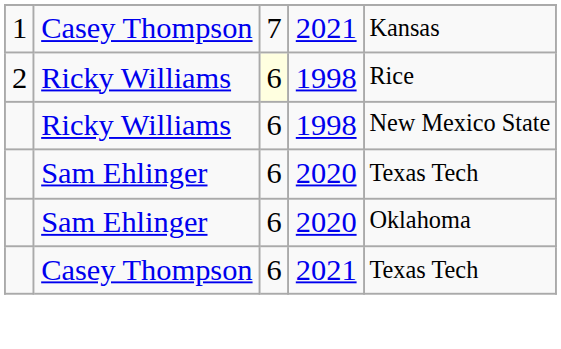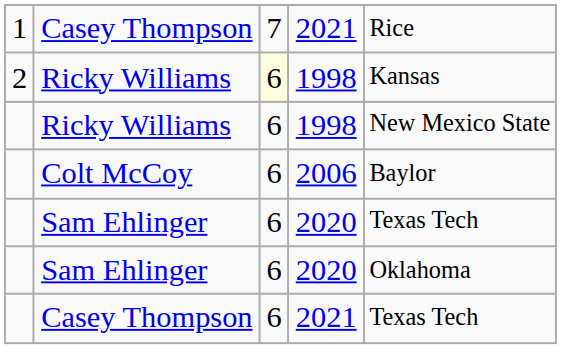(405, 28) Kansas -> (392, 28) Rice
(392, 76) Rice -> (405, 76) Kansas
+ row: (20, 174)
